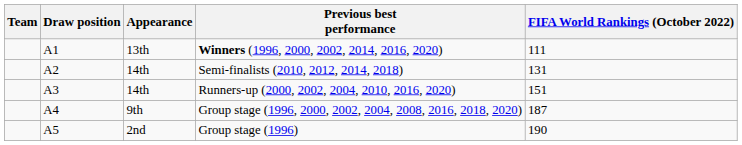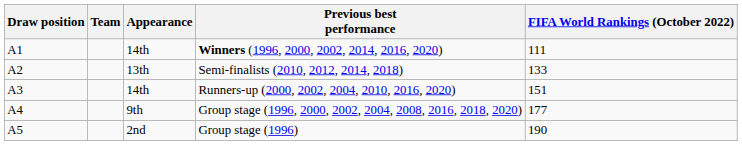columns swapped: (82, 21) <-> (22, 21)
(138, 49) 13th -> (138, 49) 14th
(138, 69) 14th -> (138, 69) 13th
(537, 69) 131 -> (537, 69) 133
(537, 110) 187 -> (537, 110) 177
